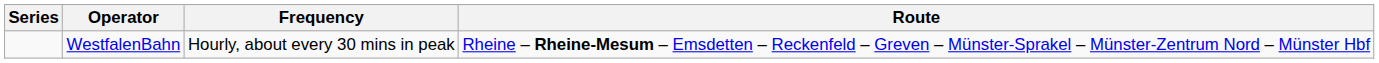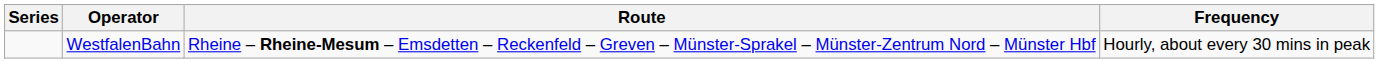columns swapped: (916, 17) <-> (321, 17)
